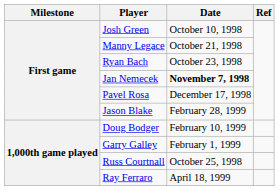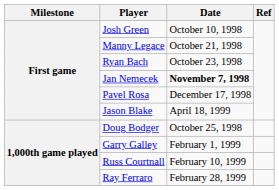(208, 111) February 28, 1999 -> (200, 111) April 18, 1999
(208, 128) February 10, 1999 -> (206, 128) October 25, 1998
(206, 161) October 25, 1998 -> (208, 161) February 10, 1999
(200, 177) April 18, 1999 -> (208, 177) February 28, 1999
